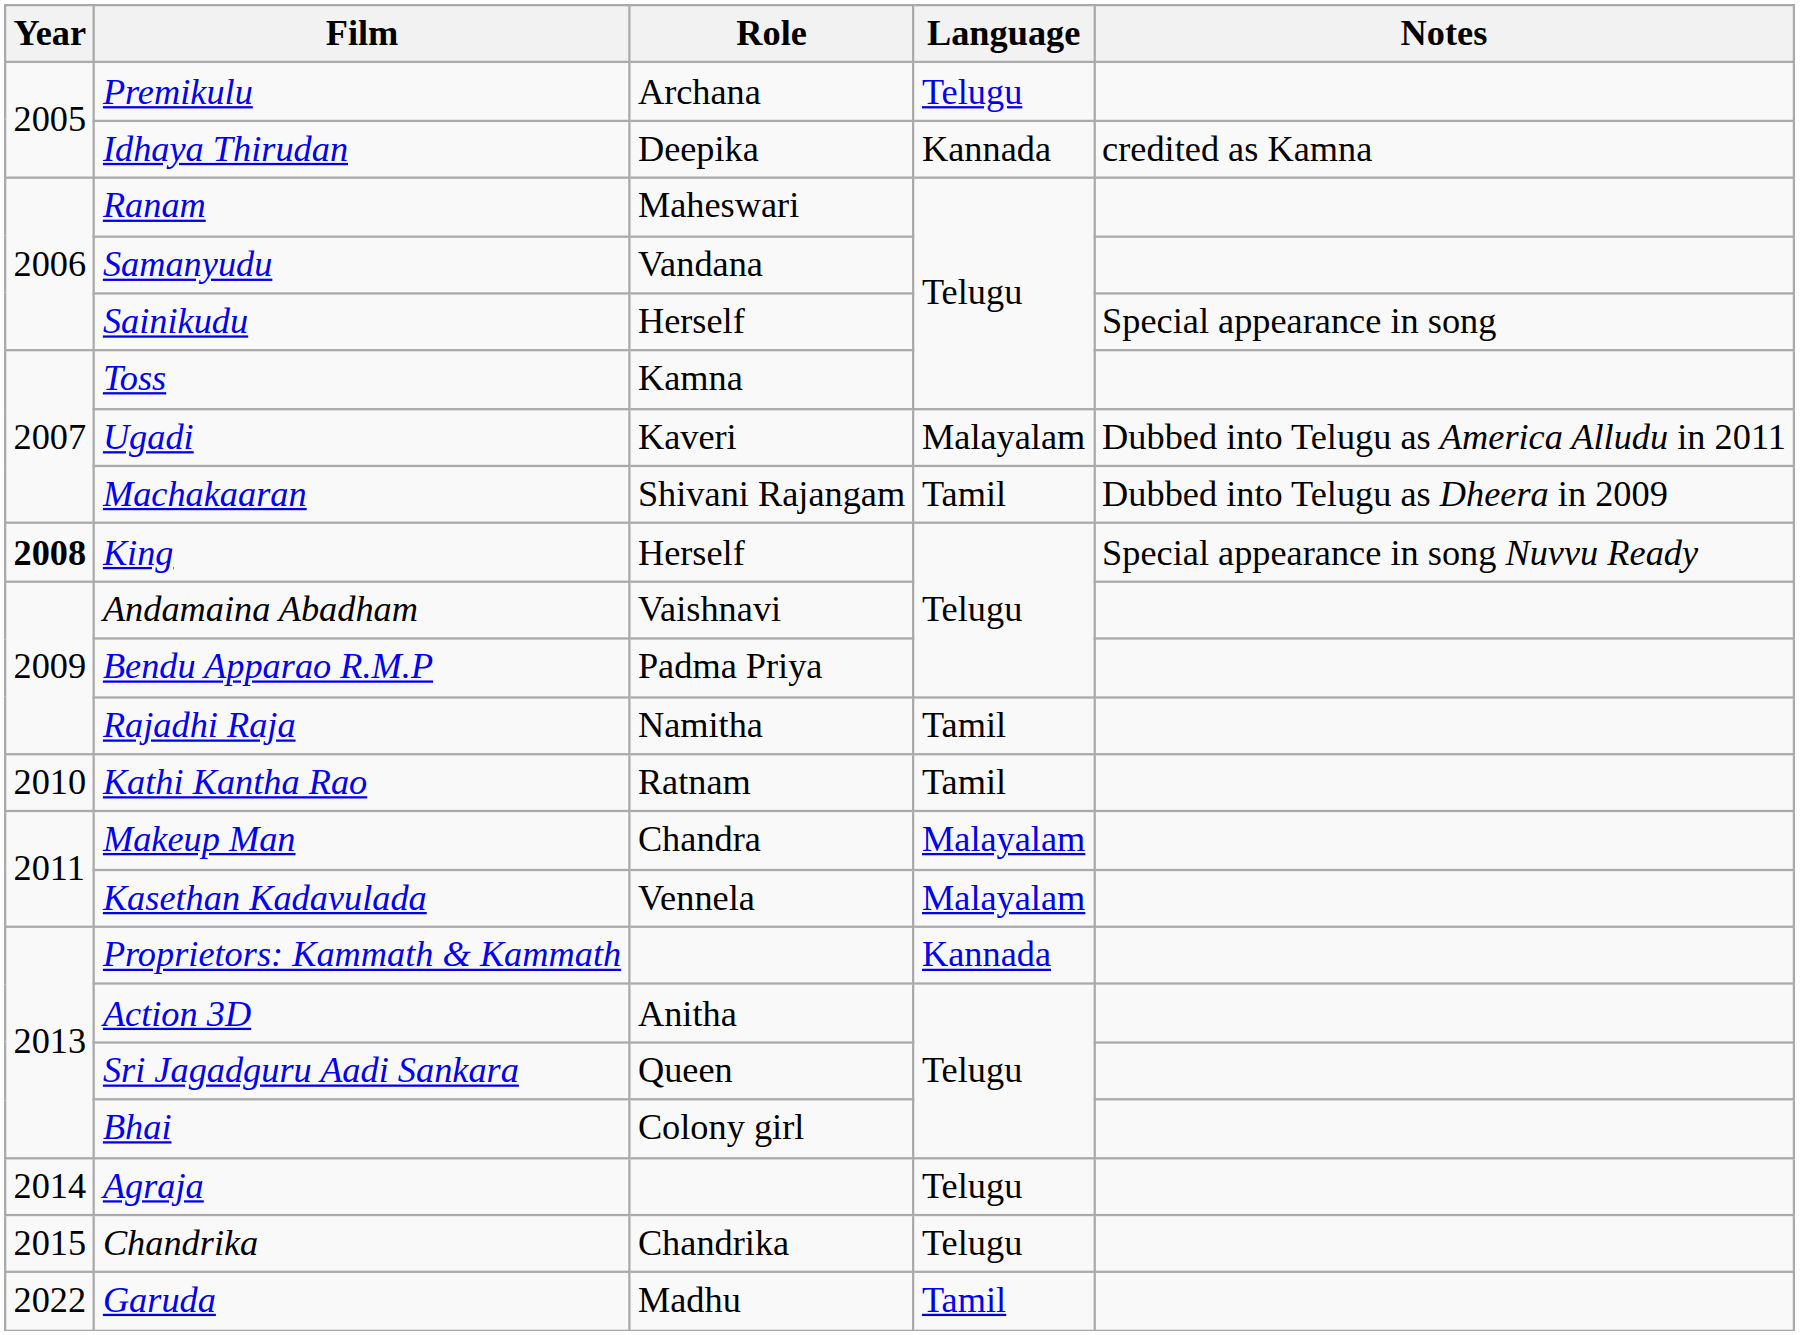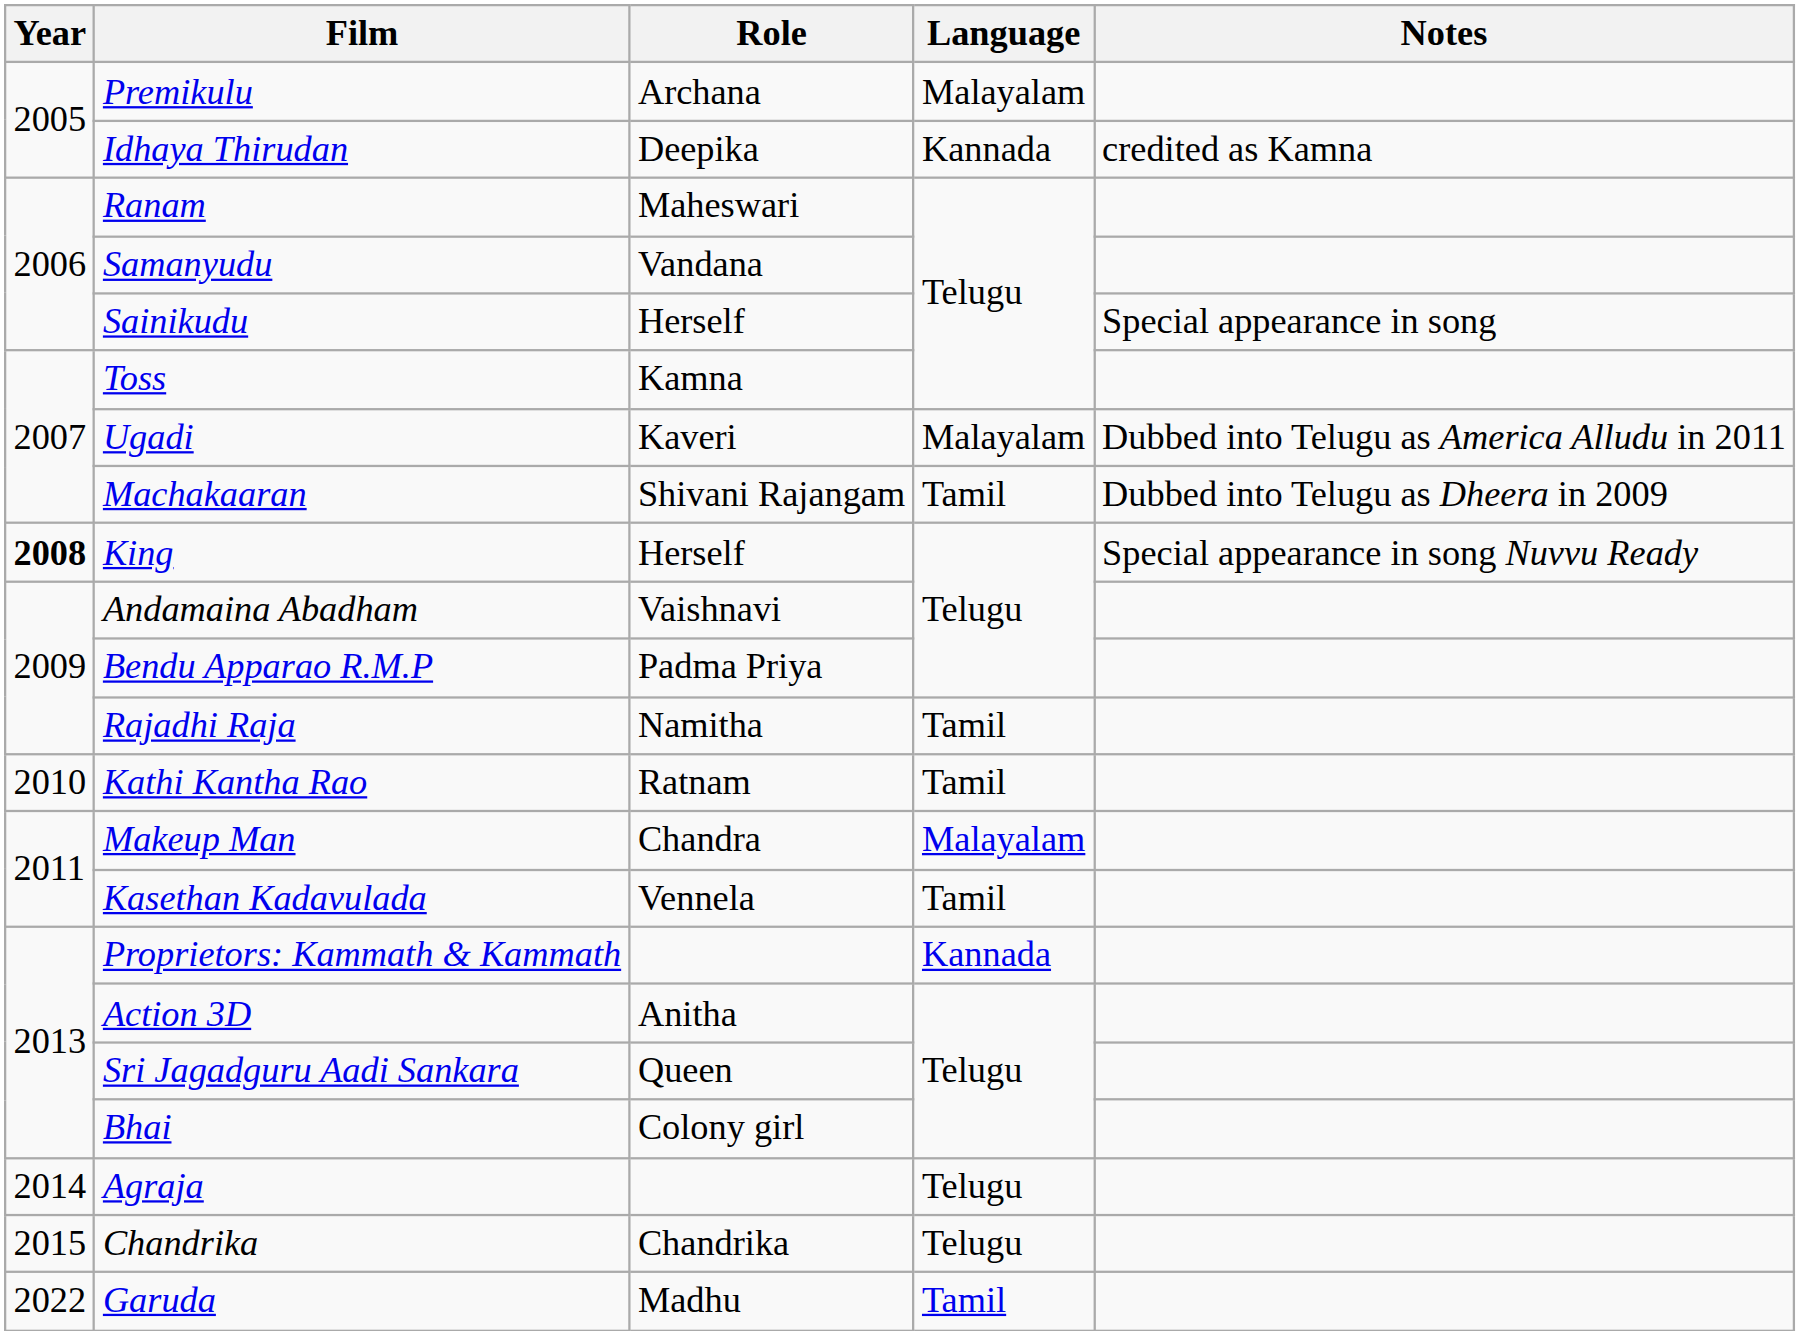(972, 90) Telugu -> (1004, 90) Malayalam
(1004, 897) Malayalam -> (964, 897) Tamil
